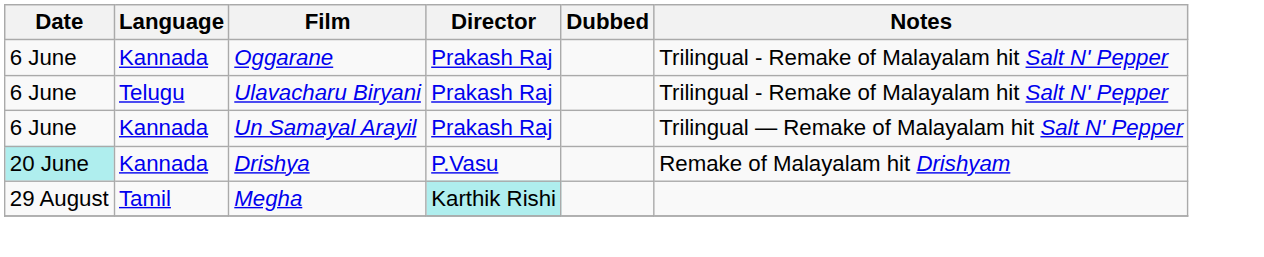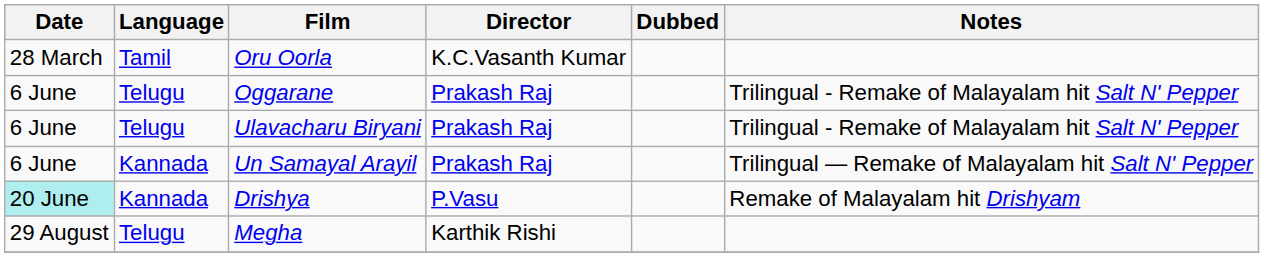+ row: (283, 57)
(164, 57) Kannada -> (152, 92) Telugu
(145, 198) Tamil -> (152, 233) Telugu
(494, 198) paleturquoise background -> (494, 233) no background
